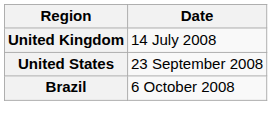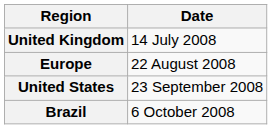+ row: (66, 64)
